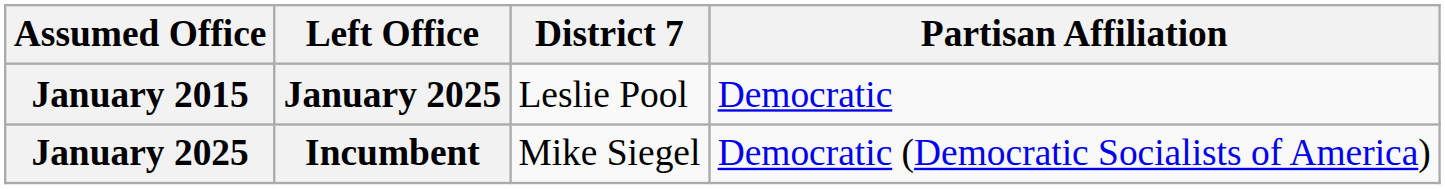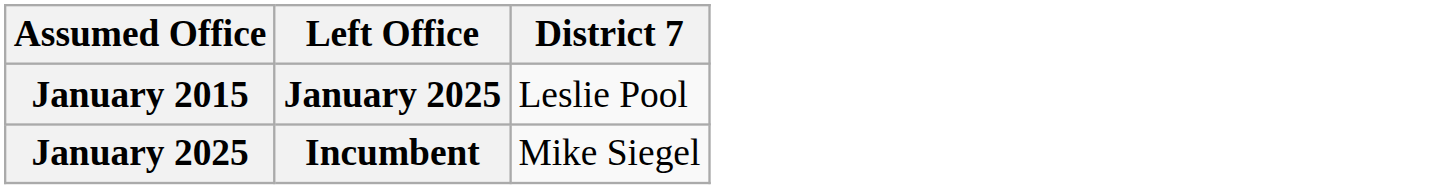- column: (1074, 34)
